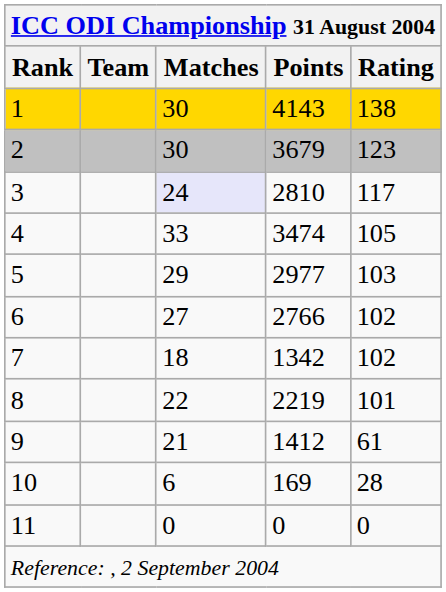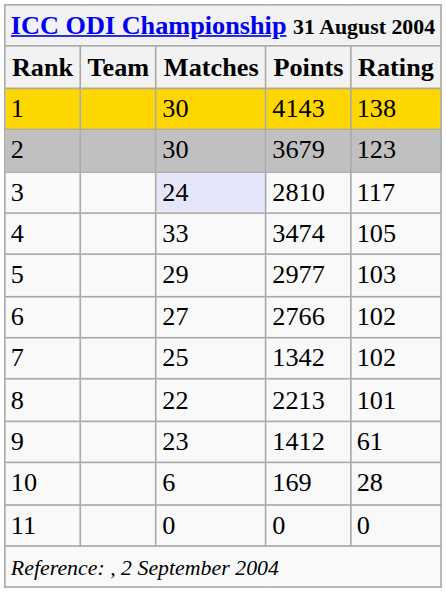(175, 358) 18 -> (175, 358) 25
(299, 399) 2219 -> (299, 399) 2213
(175, 441) 21 -> (175, 441) 23
